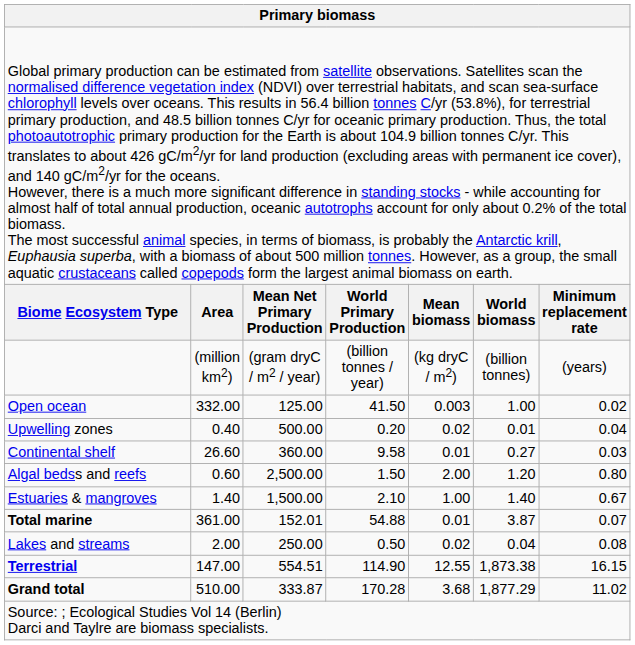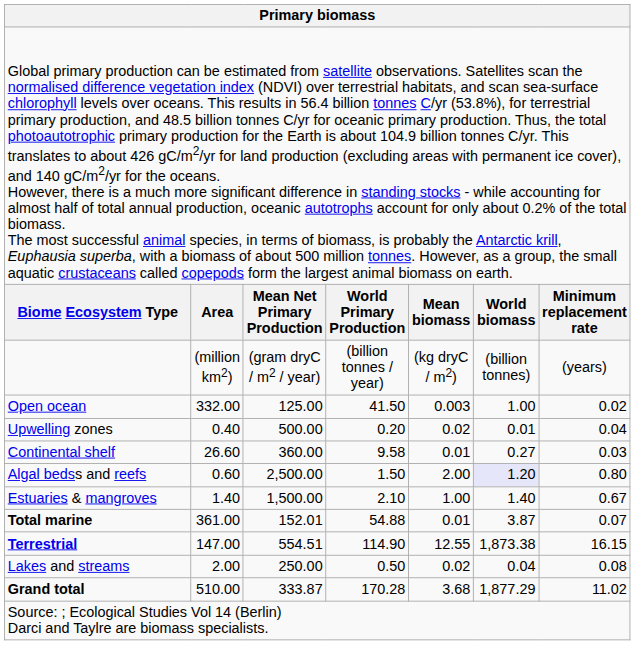(521, 475) no background -> (521, 475) lavender background
rows swapped: (69, 543) <-> (42, 566)
